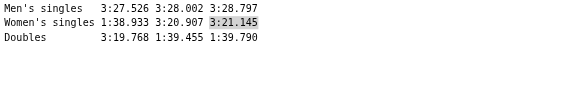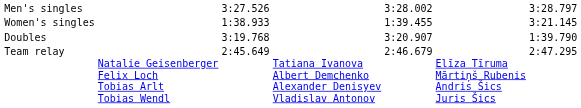(179, 23) 3:20.907 -> (408, 23) 1:39.455
(234, 23) lightgrey background -> (553, 23) no background
(179, 37) 1:39.455 -> (408, 37) 3:20.907
+ row: (34, 52)
